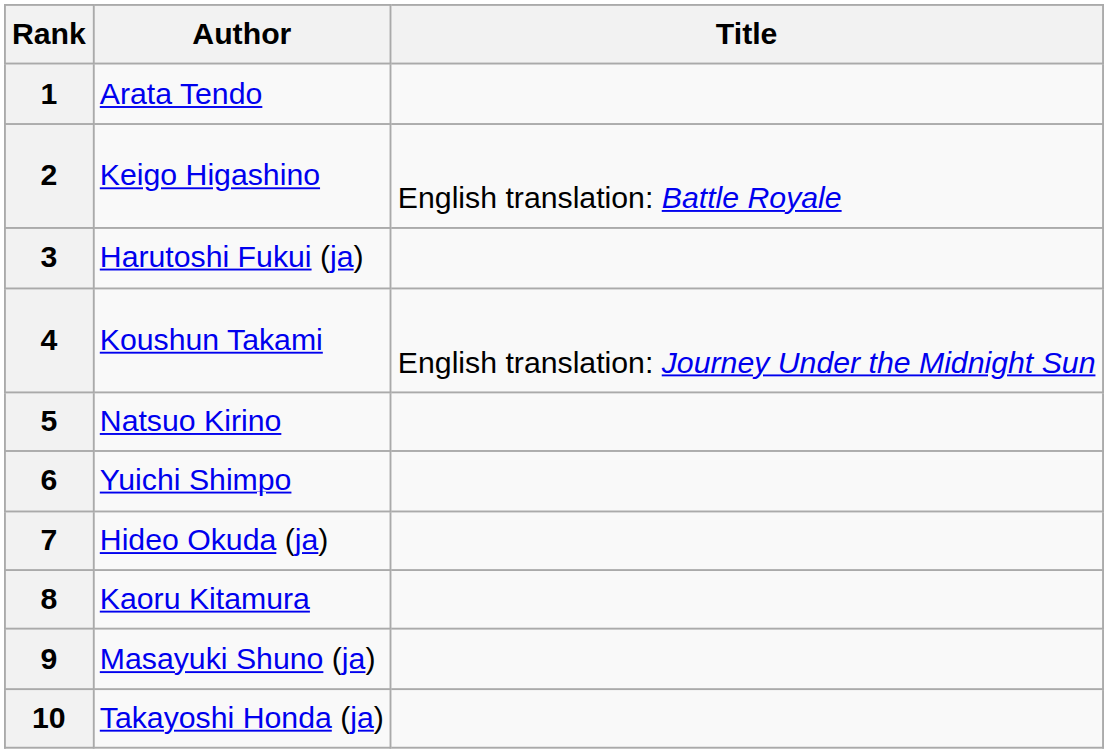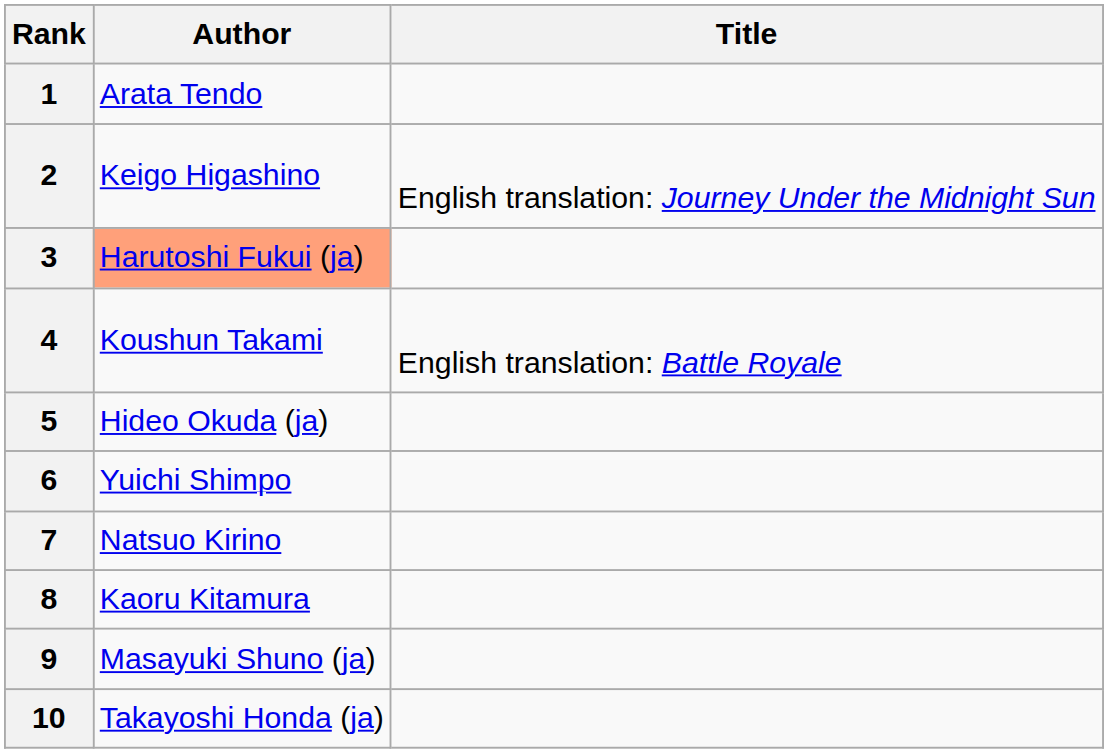(620, 198) English translation: Battle Royale -> (747, 198) English translation: Journey Under the Midnight Sun
(232, 257) no background -> (232, 257) lightsalmon background
(747, 362) English translation: Journey Under the Midnight Sun -> (620, 362) English translation: Battle Royale
(191, 421) Natsuo Kirino -> (214, 421) Hideo Okuda (ja)
(214, 539) Hideo Okuda (ja) -> (191, 539) Natsuo Kirino
